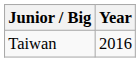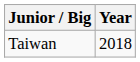(115, 43) 2016 -> (115, 43) 2018
